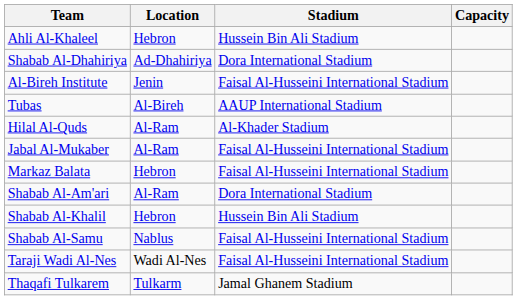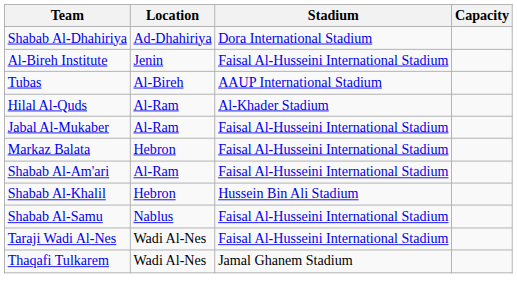- row: (53, 37)
(295, 194) Dora International Stadium -> (333, 171) Faisal Al-Husseini International Stadium
(157, 283) Tulkarm -> (170, 261) Wadi Al-Nes
